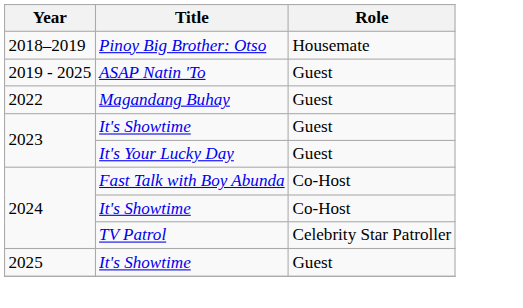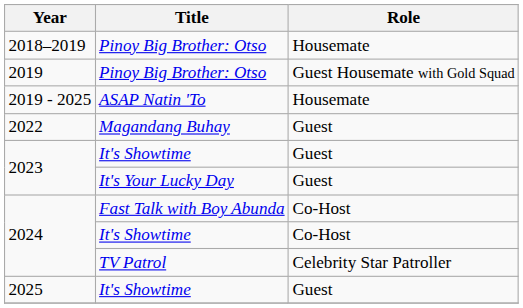+ row: (26, 72)
(312, 72) Guest -> (331, 99) Housemate
